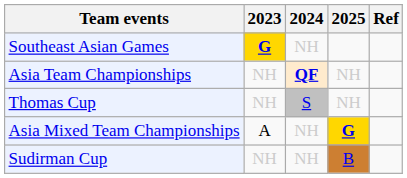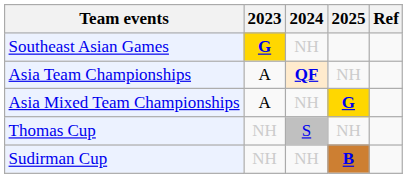(265, 74) NH -> (265, 74) A
rows swapped: (124, 131) <-> (52, 102)
(348, 159) normal -> (348, 159) bold
